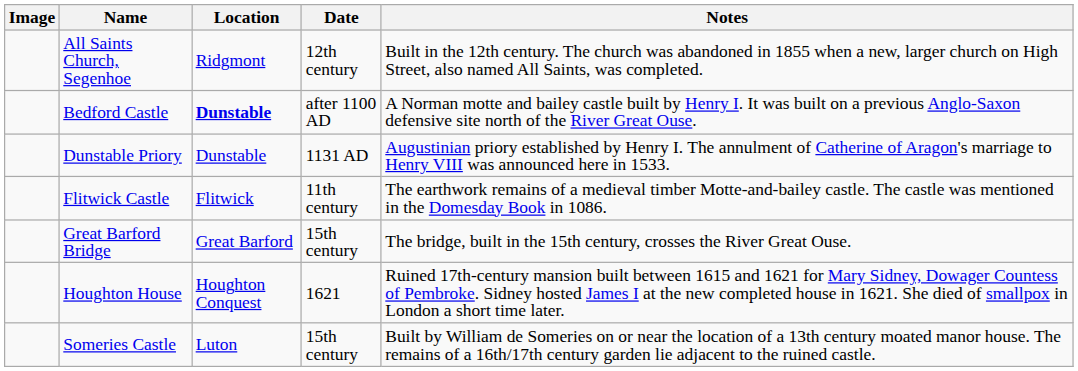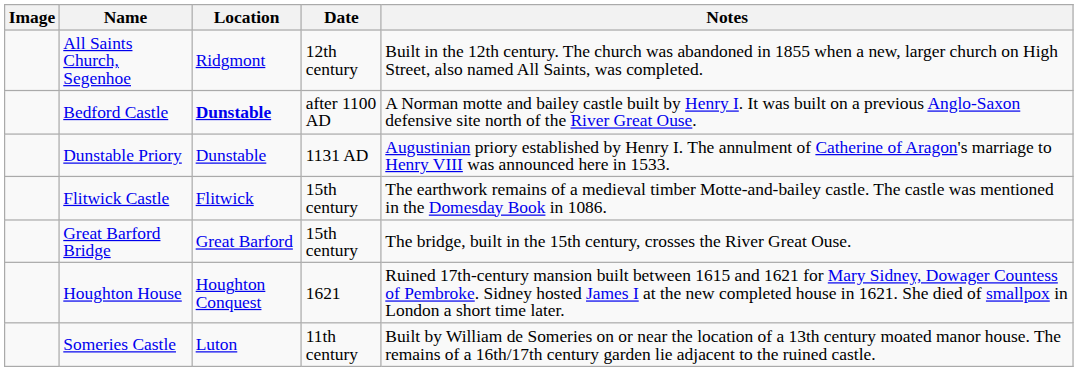(332, 198) 11th century -> (332, 198) 15th century
(332, 345) 15th century -> (332, 345) 11th century
